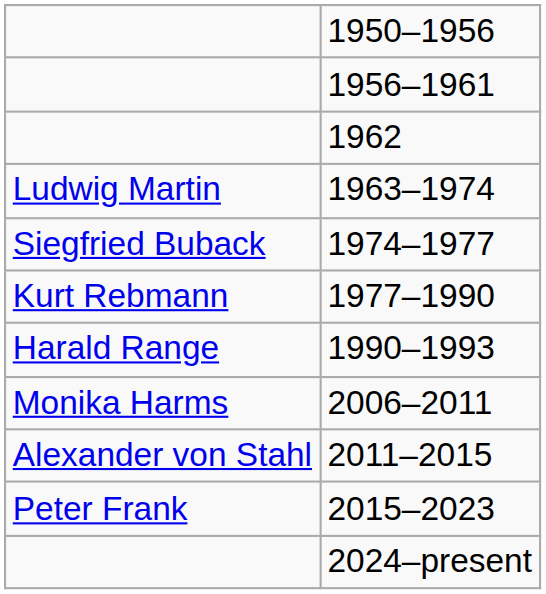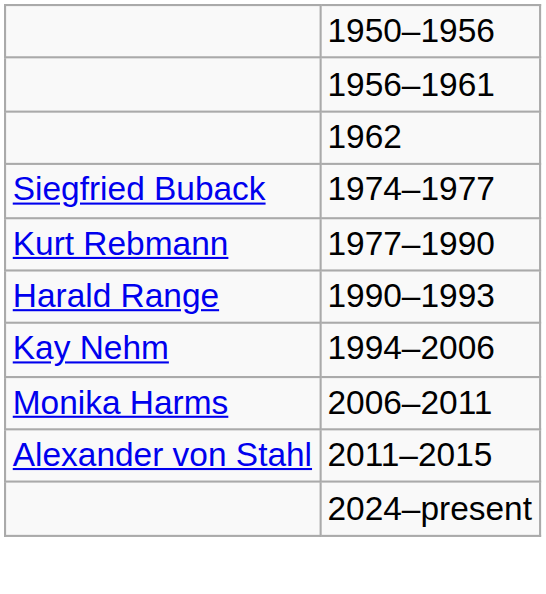- row: (411, 190)
+ row: (411, 349)
- row: (411, 508)
